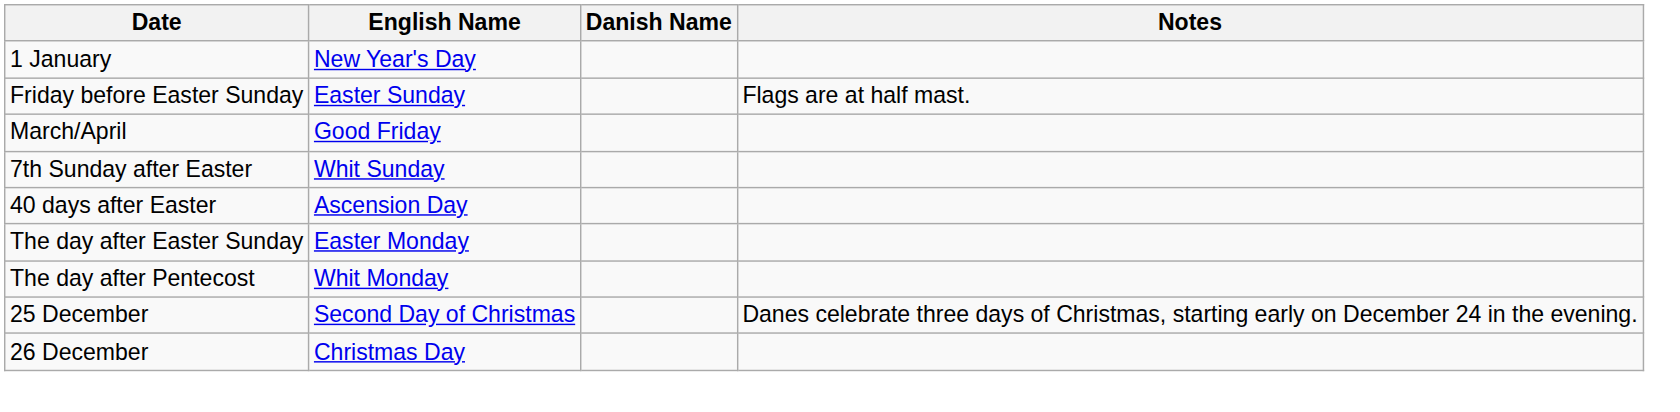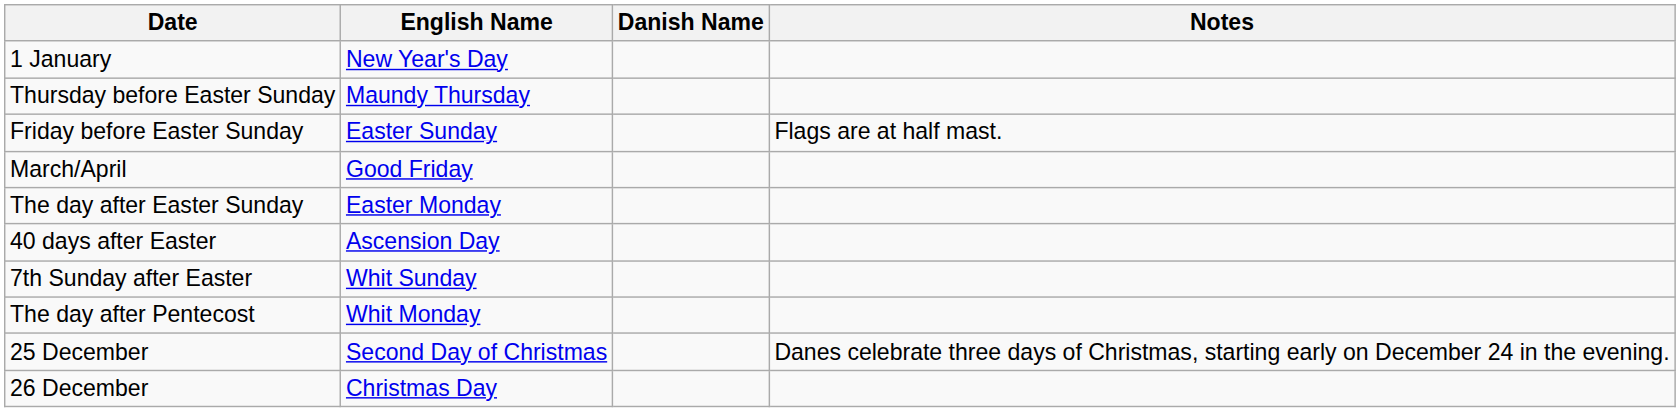+ row: (173, 95)
rows swapped: (157, 242) <-> (131, 168)
